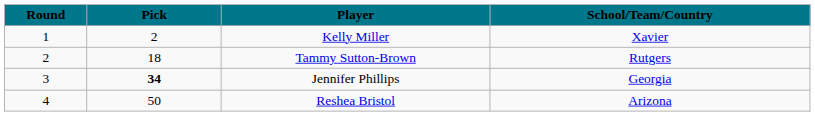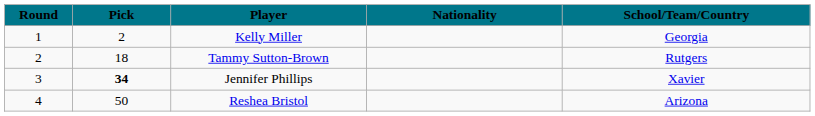+ column: (465, 15)
(650, 36) Xavier -> (686, 36) Georgia
(650, 79) Georgia -> (686, 79) Xavier
